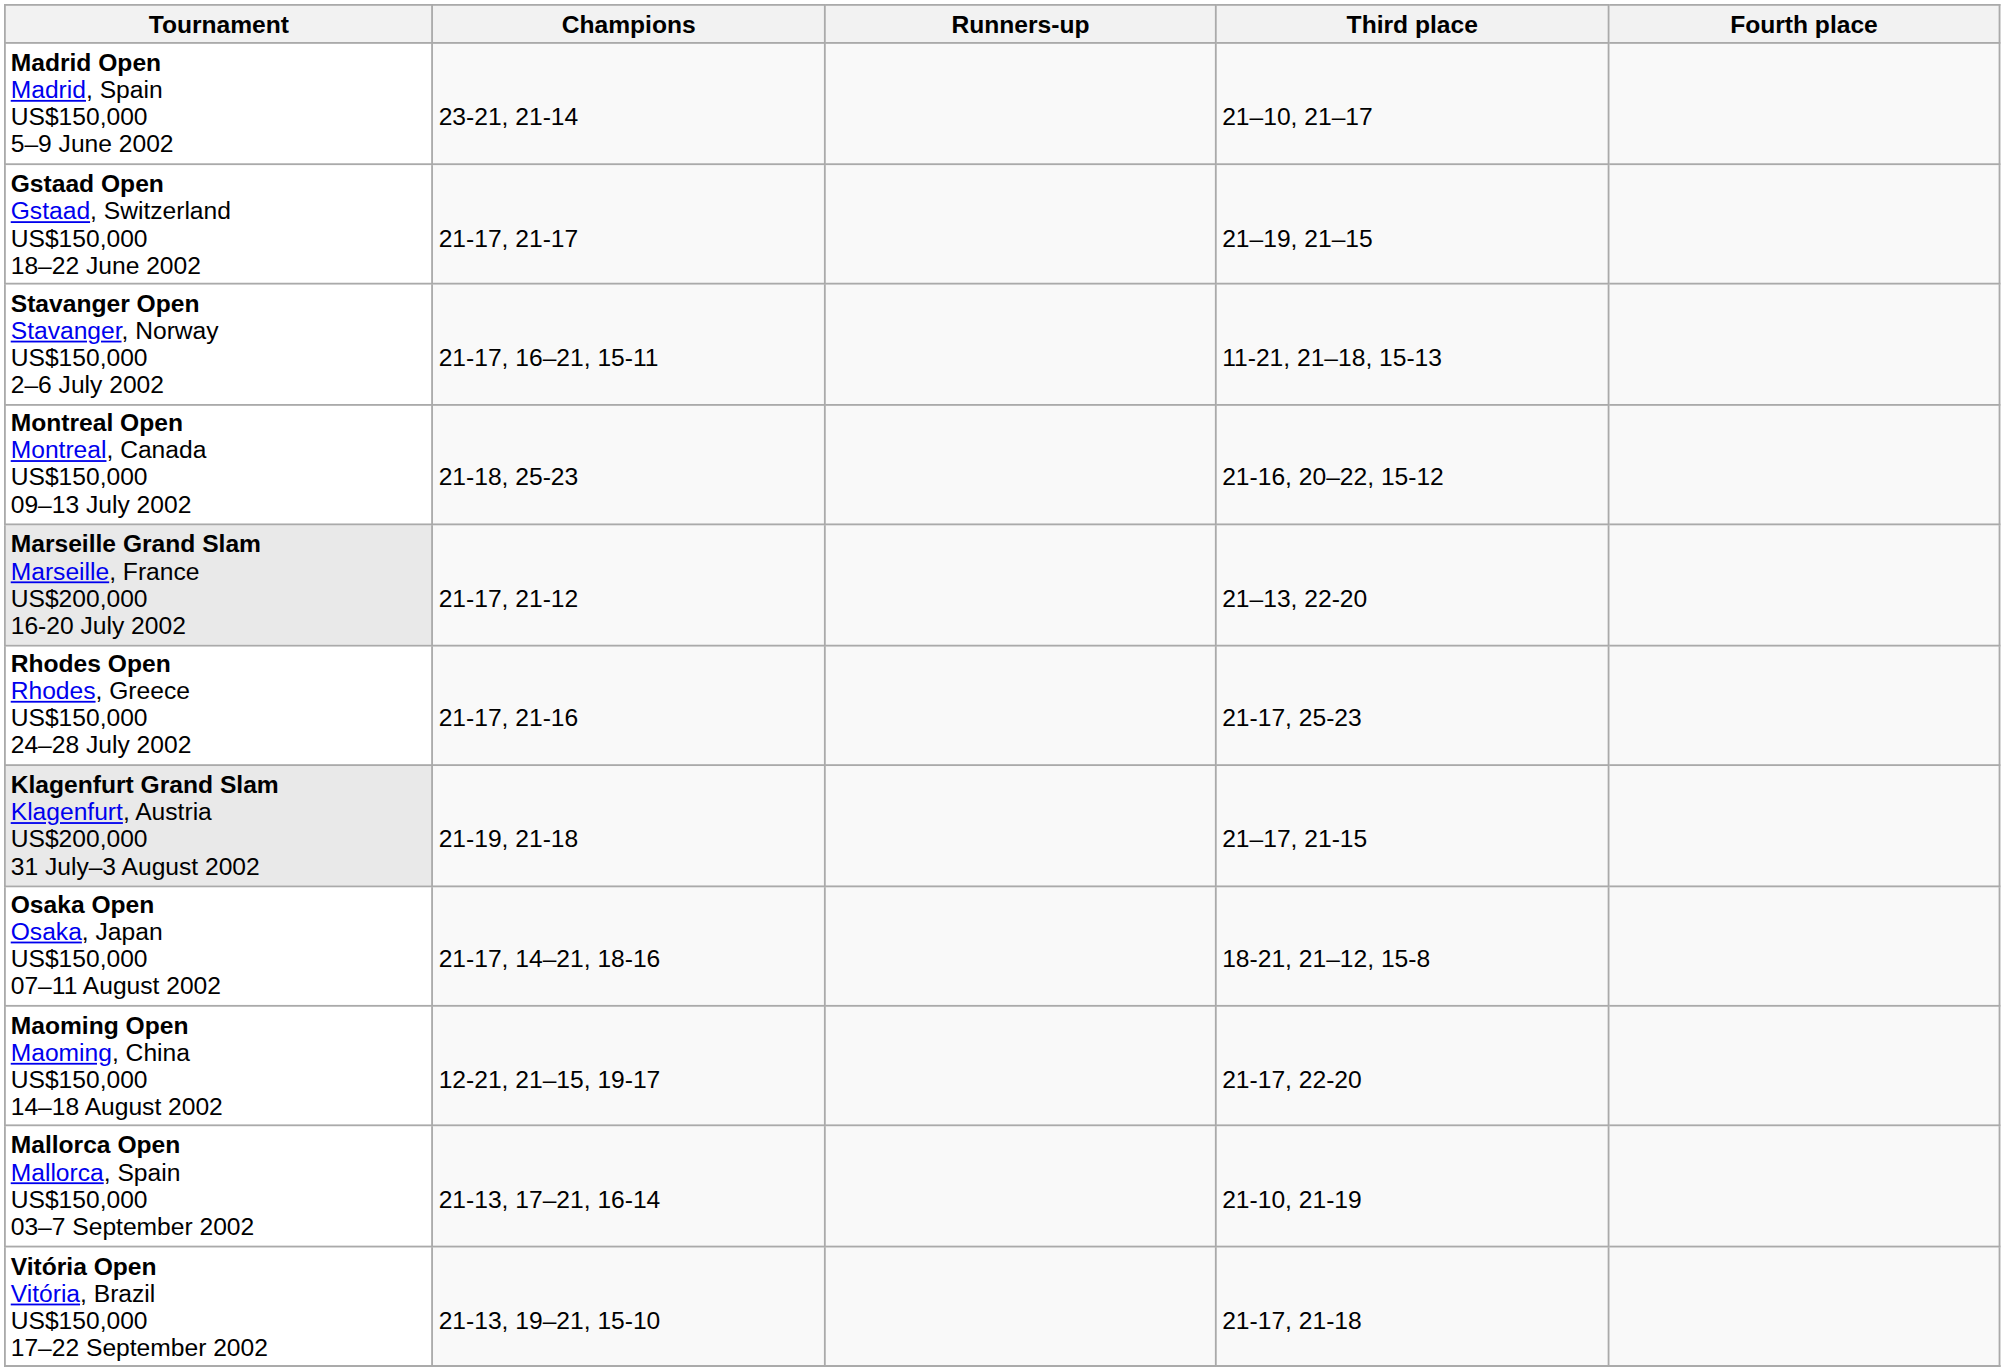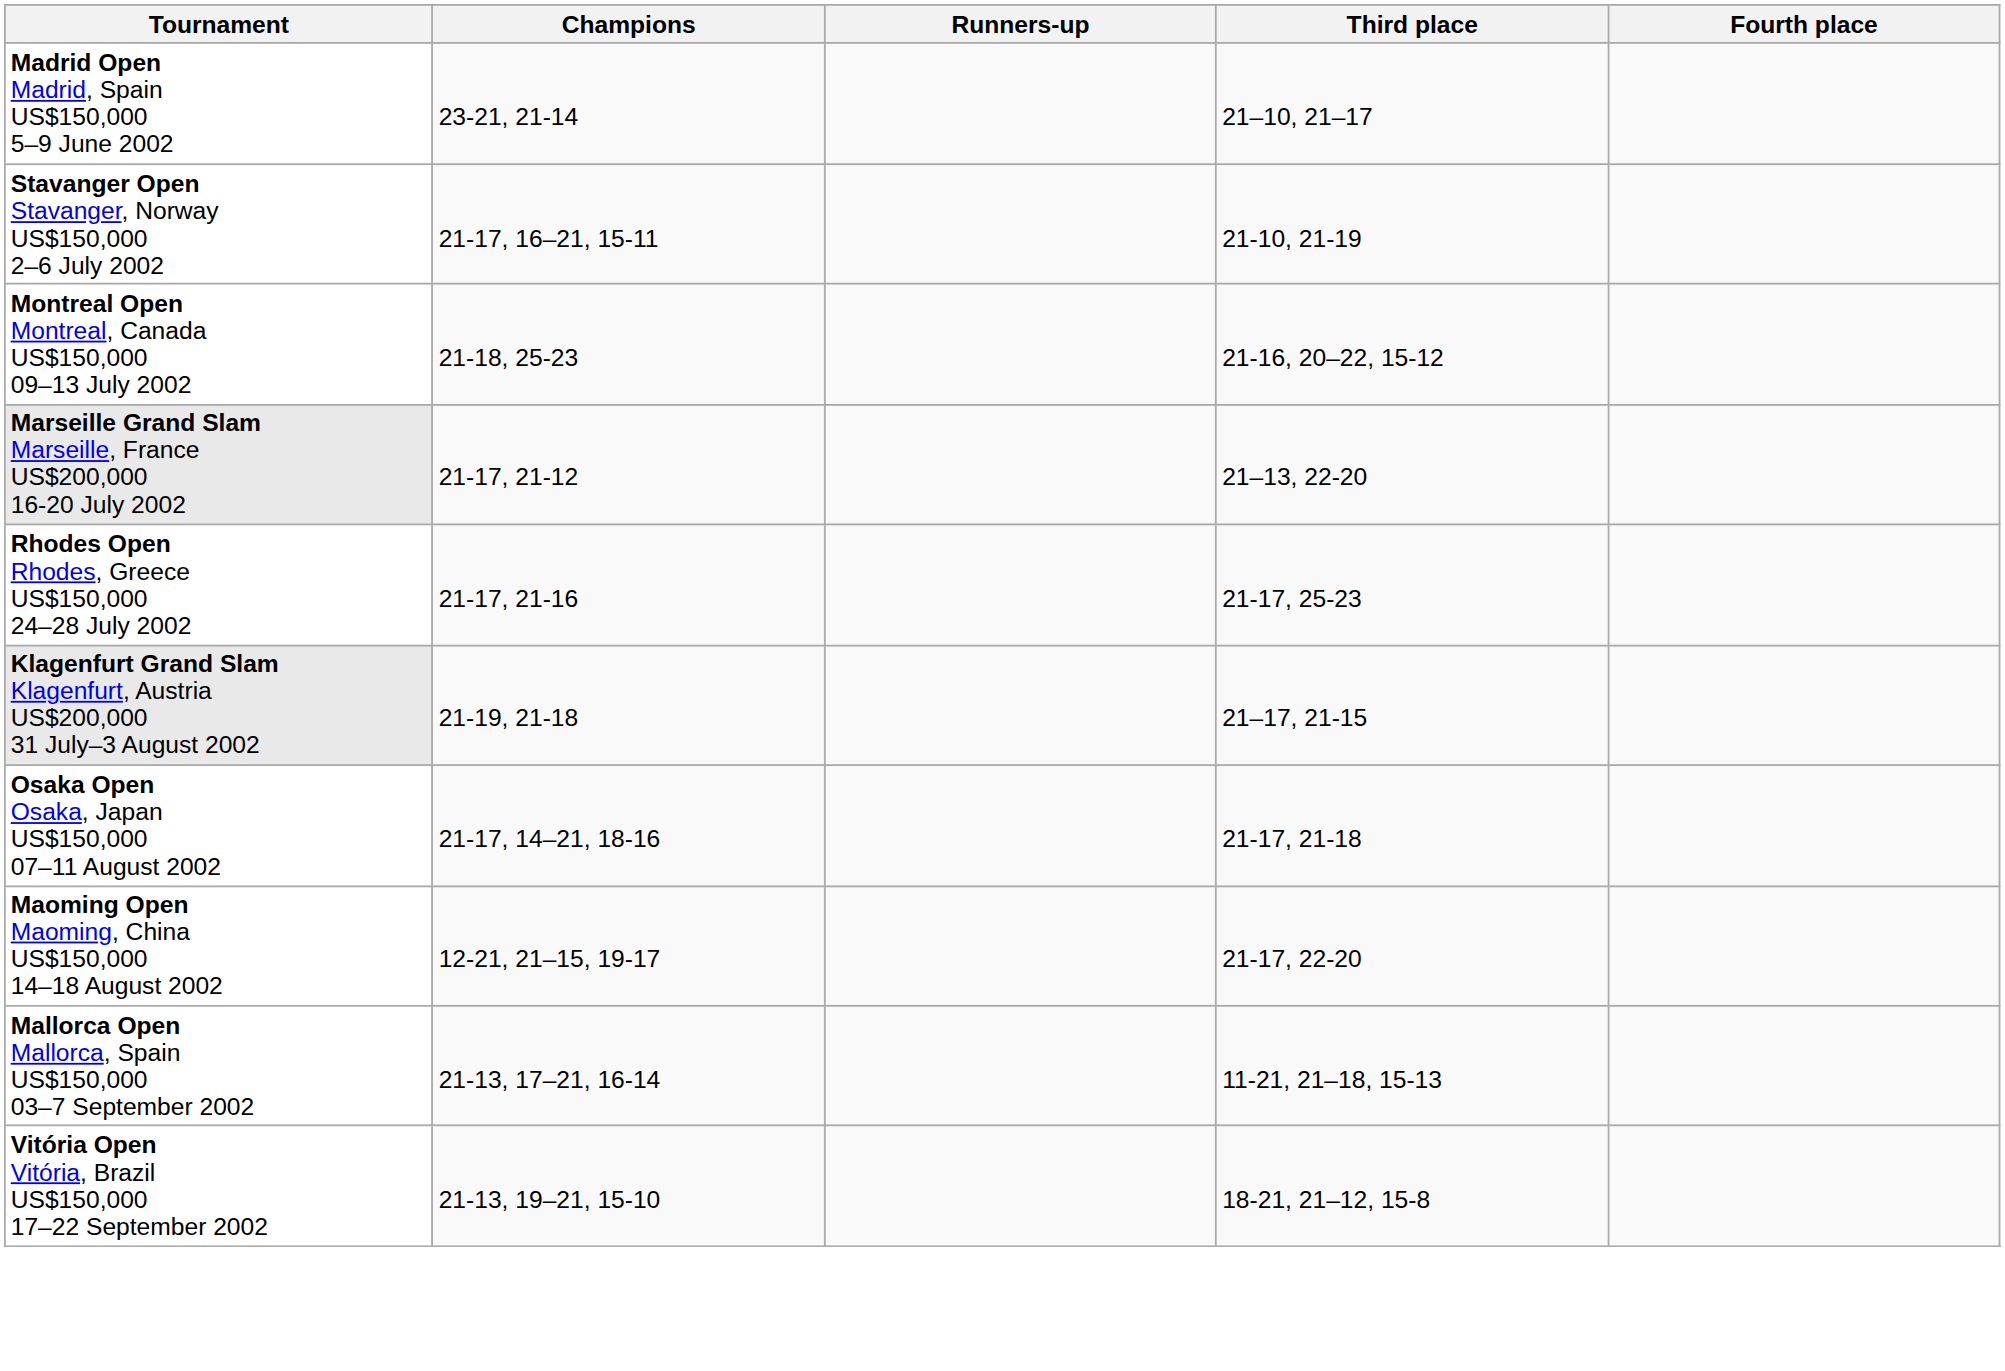- row: (121, 224)
(1332, 358) 11-21, 21–18, 15-13 -> (1292, 237) 21-10, 21-19
(1326, 959) 18-21, 21–12, 15-8 -> (1292, 839) 21-17, 21-18
(1292, 1199) 21-10, 21-19 -> (1332, 1079) 11-21, 21–18, 15-13
(1292, 1320) 21-17, 21-18 -> (1326, 1199) 18-21, 21–12, 15-8
